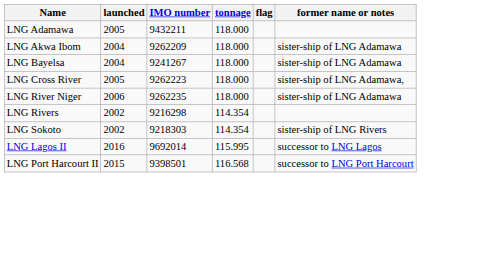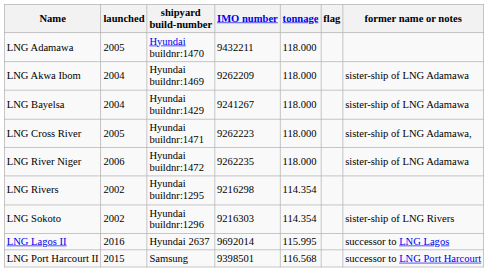+ column: (181, 18)
(168, 130) 9218303 -> (236, 219) 9216303
